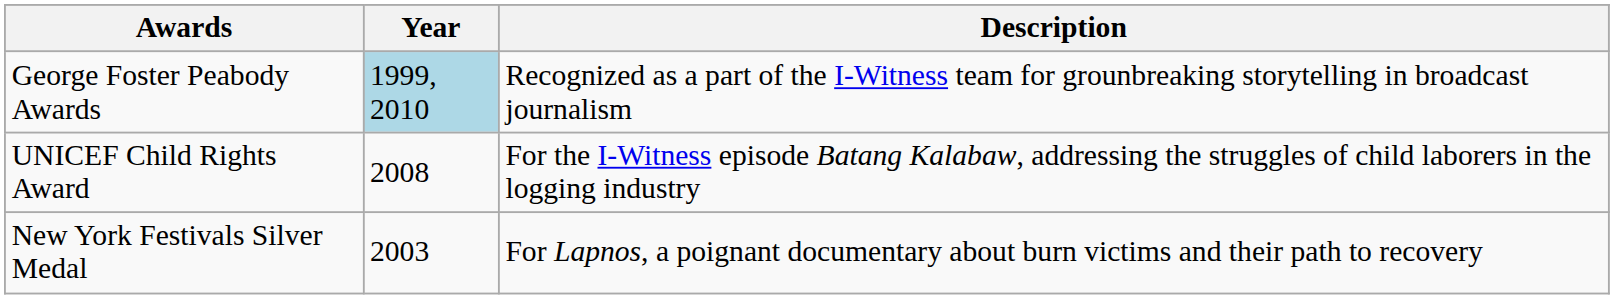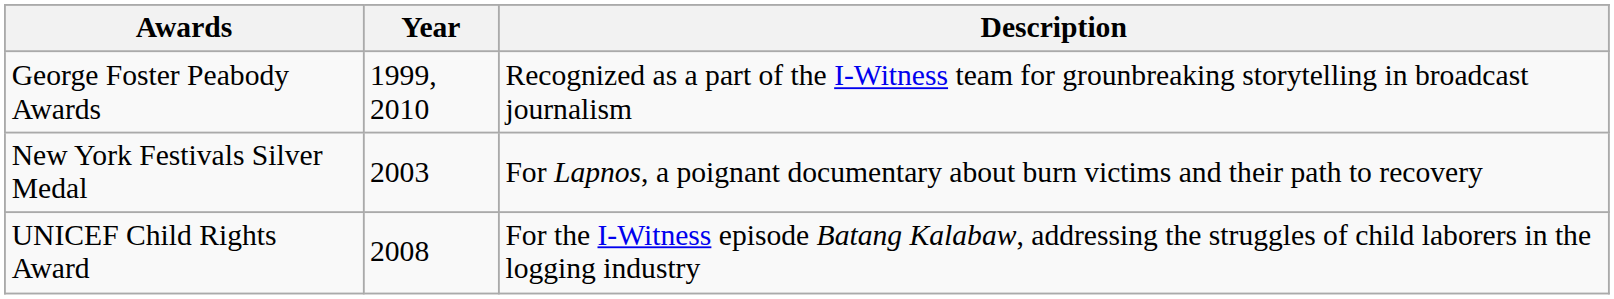(403, 91) lightblue background -> (403, 91) no background
rows swapped: (144, 171) <-> (167, 252)
